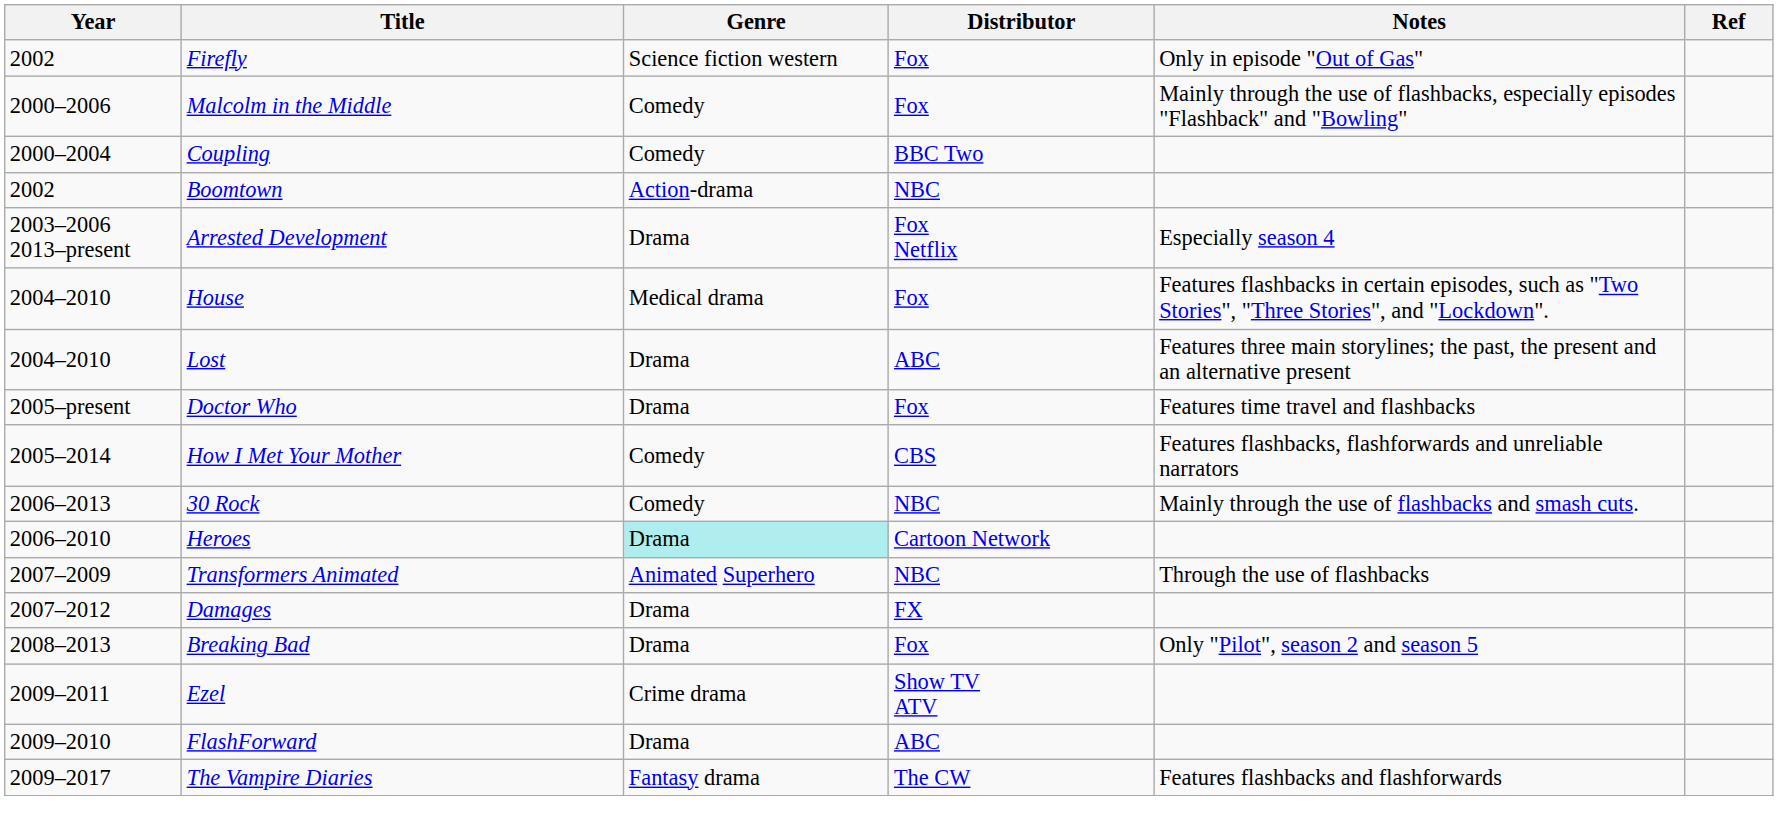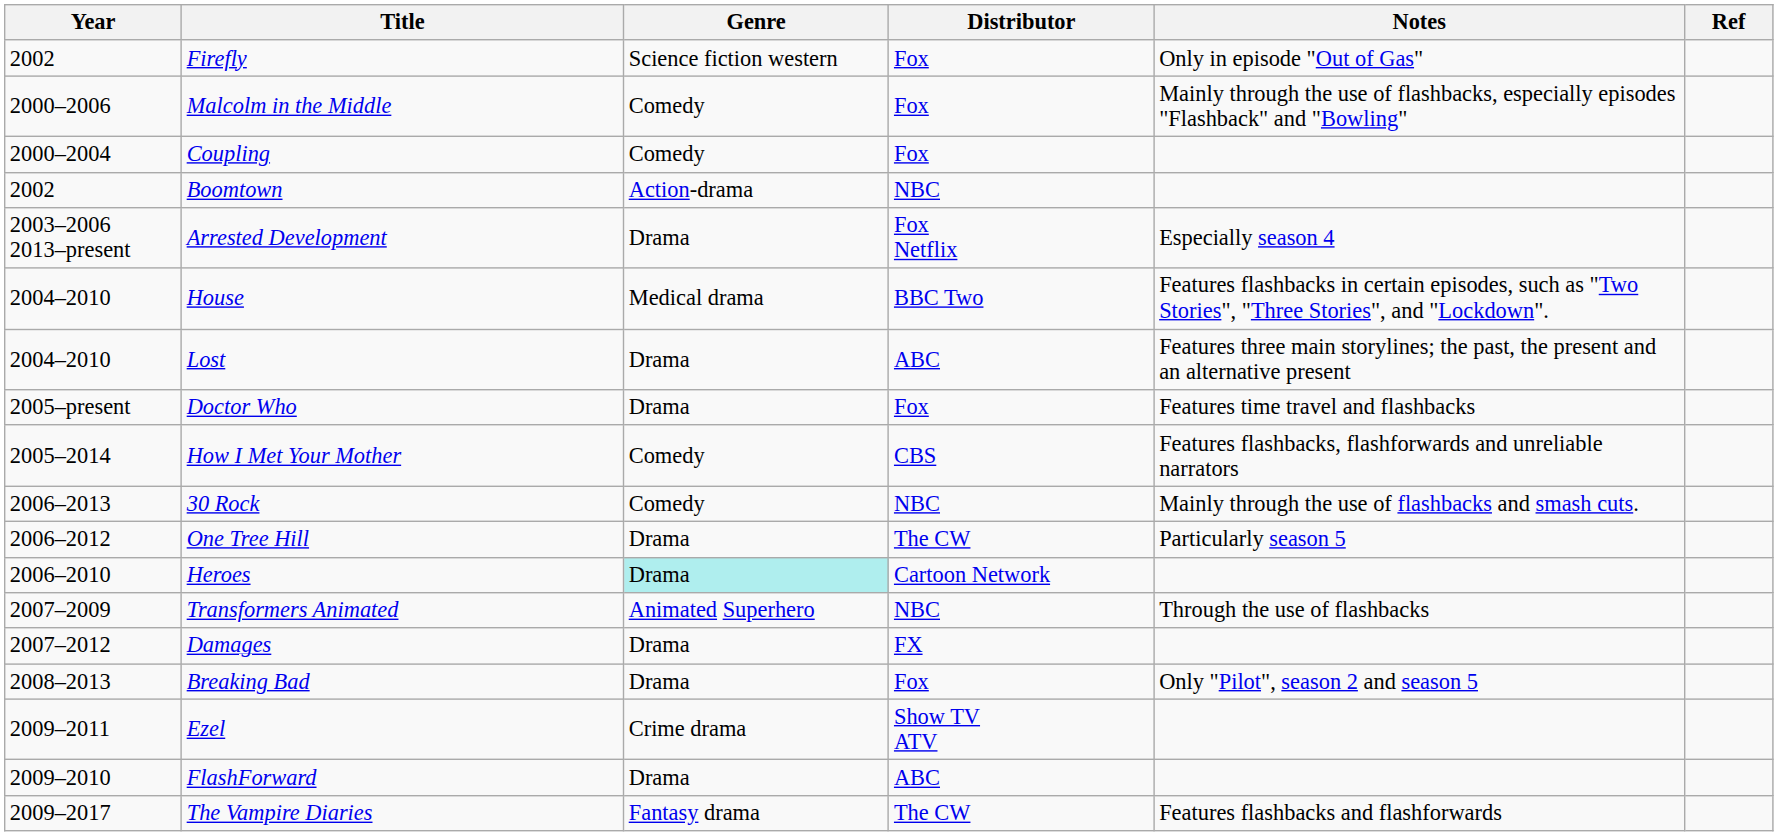(939, 154) BBC Two -> (911, 154) Fox
(911, 298) Fox -> (939, 298) BBC Two
+ row: (248, 539)
